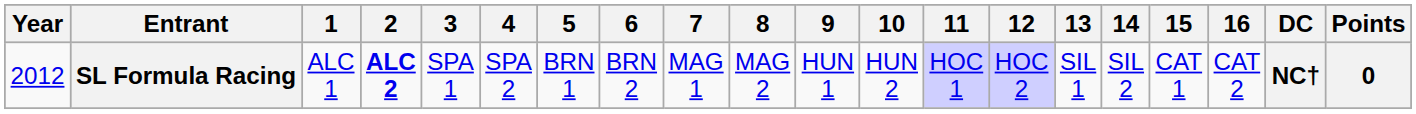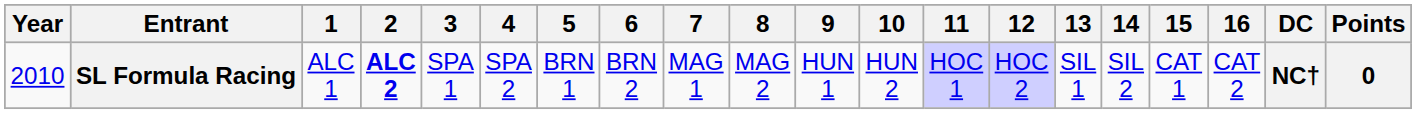(38, 75) 2012 -> (38, 75) 2010
